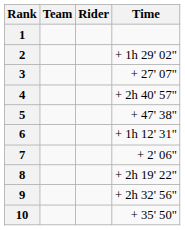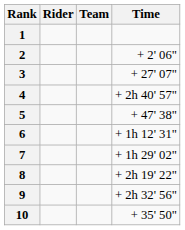columns swapped: (94, 14) <-> (58, 14)
(146, 54) + 1h 29' 02" -> (157, 54) + 2' 06"
(157, 154) + 2' 06" -> (146, 154) + 1h 29' 02"
